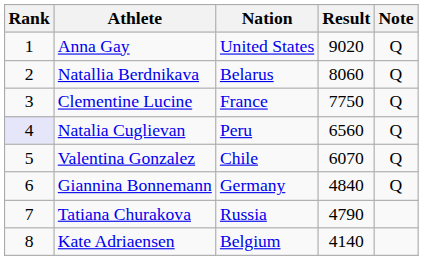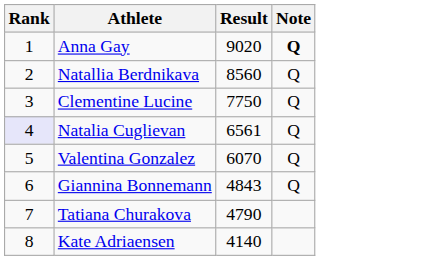- column: (267, 18)
(396, 46) normal -> (294, 46) bold
(346, 74) 8060 -> (244, 74) 8560
(346, 130) 6560 -> (244, 130) 6561
(346, 185) 4840 -> (244, 185) 4843
